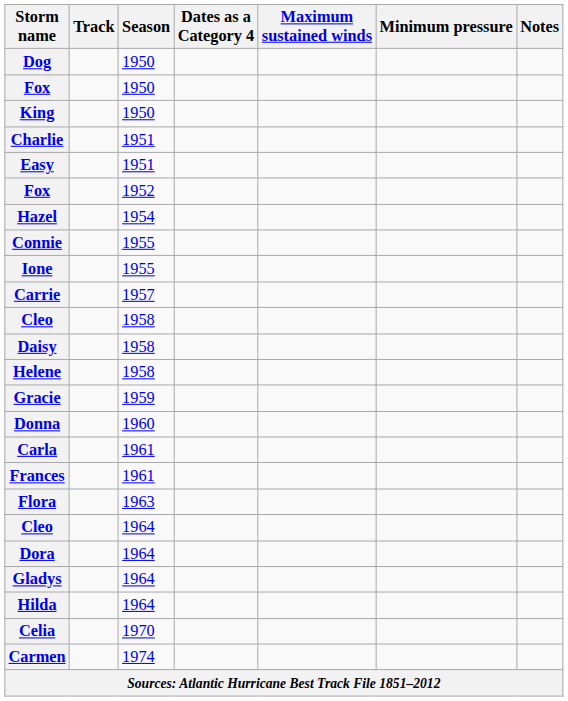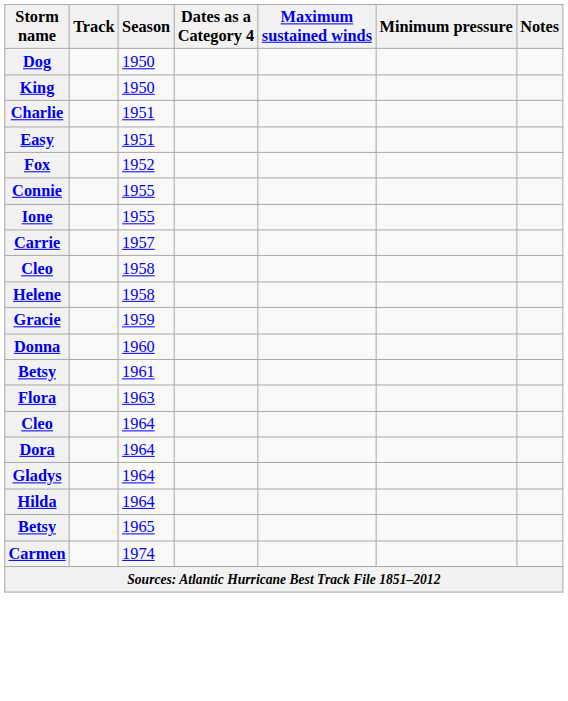- row: (37, 87)
- row: (37, 216)
- row: (37, 346)
+ row: (37, 372)
- row: (37, 449)
- row: (37, 475)
+ row: (37, 527)
- row: (37, 631)
